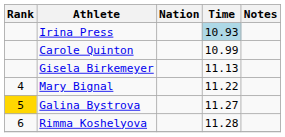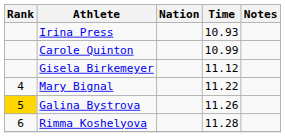(222, 32) lightblue background -> (222, 32) no background
(222, 68) 11.13 -> (222, 68) 11.12
(222, 105) 11.27 -> (222, 105) 11.26
